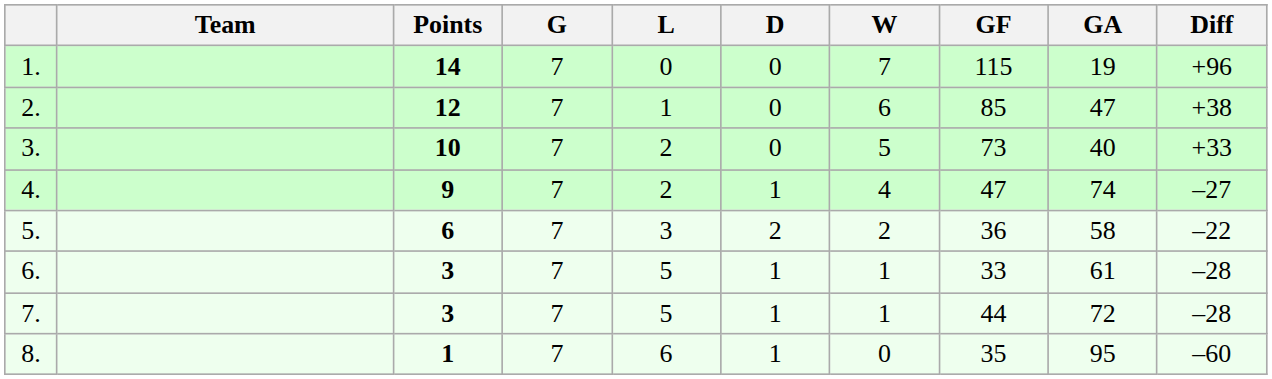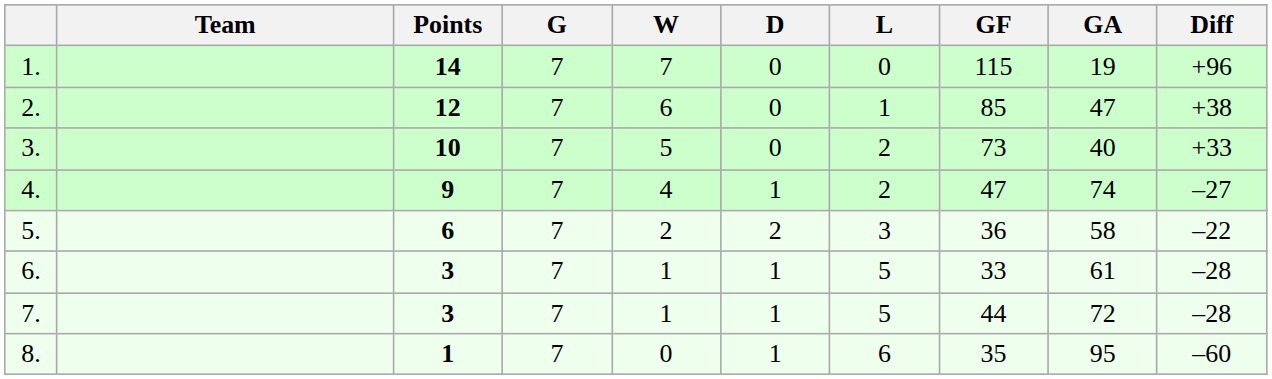columns swapped: (884, 25) <-> (666, 25)
